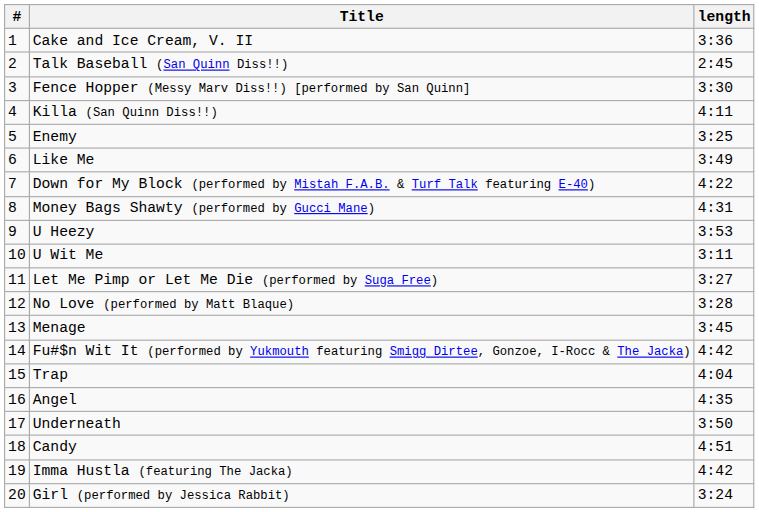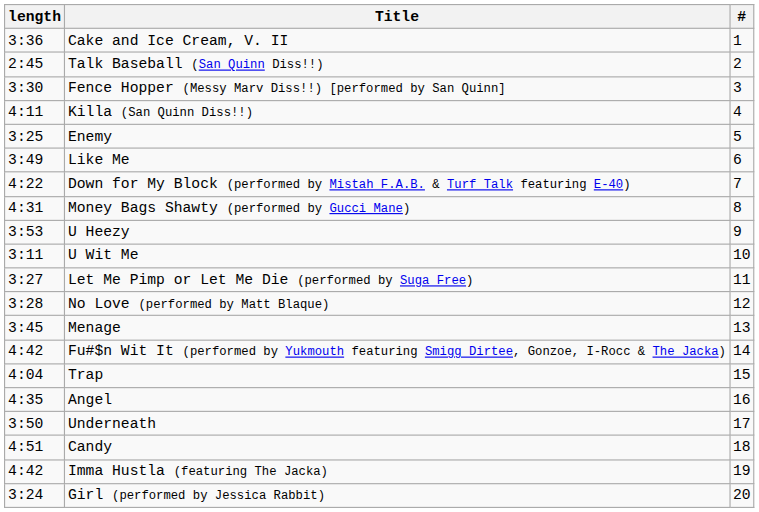columns swapped: (17, 17) <-> (724, 17)
